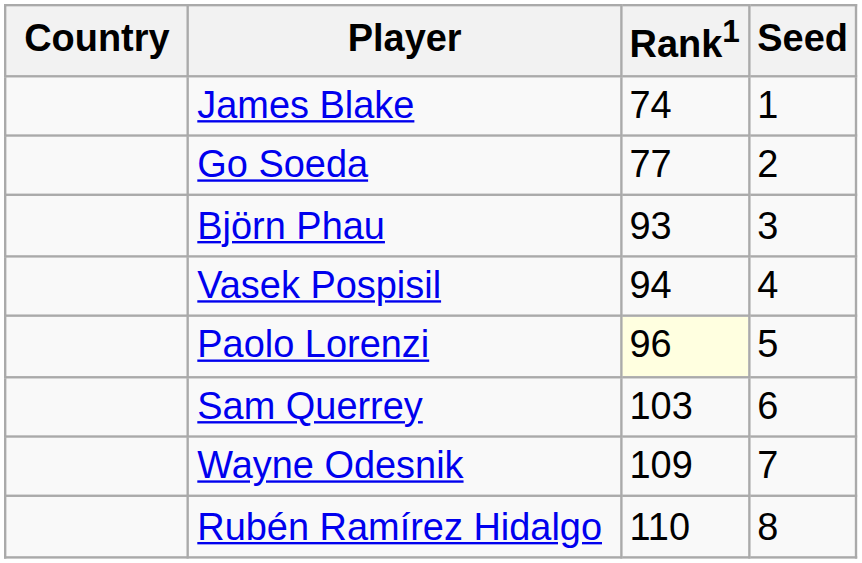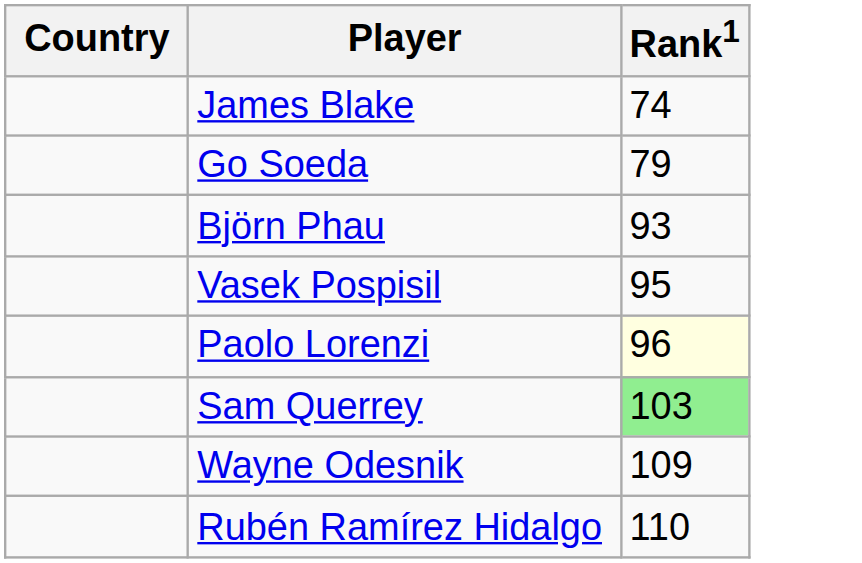- column: (803, 39)
(651, 165) 77 -> (651, 165) 79
(651, 285) 94 -> (651, 285) 95
(661, 405) no background -> (661, 405) lightgreen background
